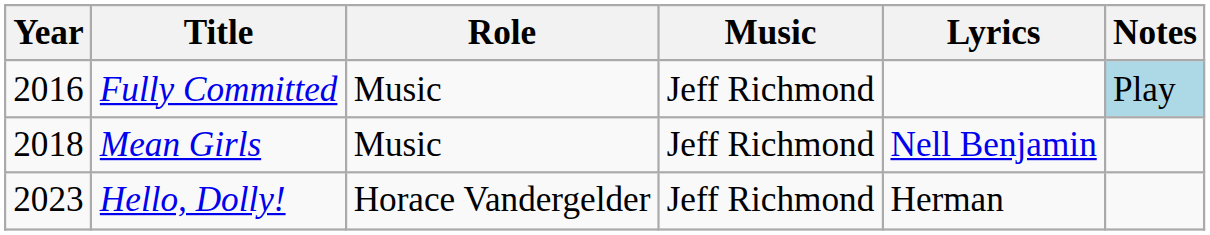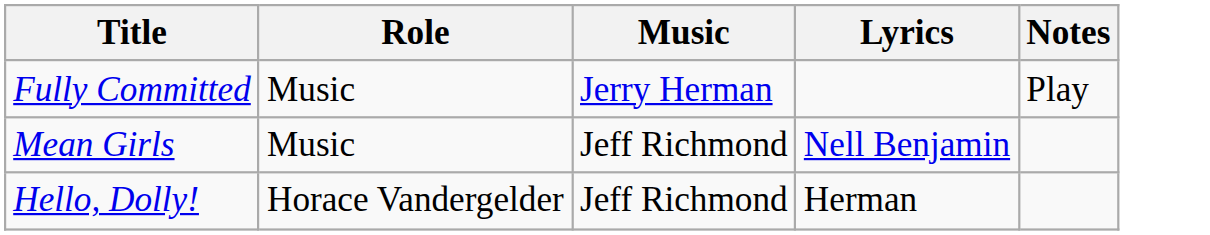- column: (48, 32)
(770, 88) Jeff Richmond -> (676, 88) Jerry Herman
(1144, 88) lightblue background -> (1058, 88) no background
